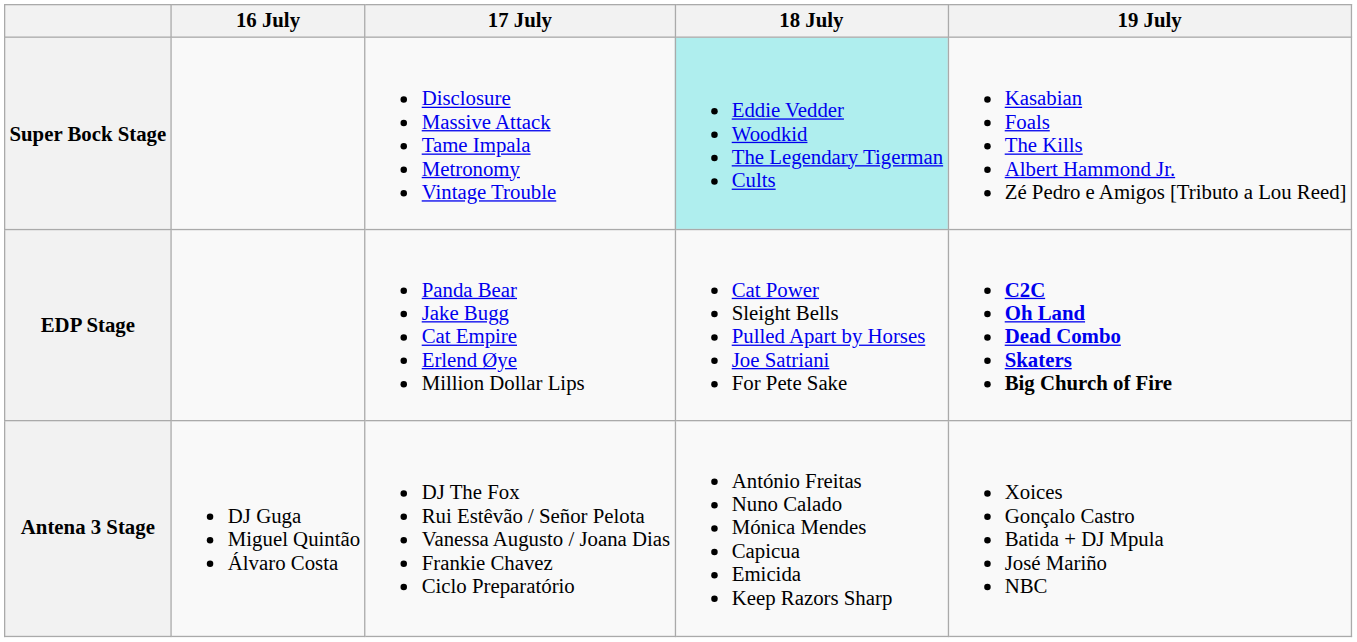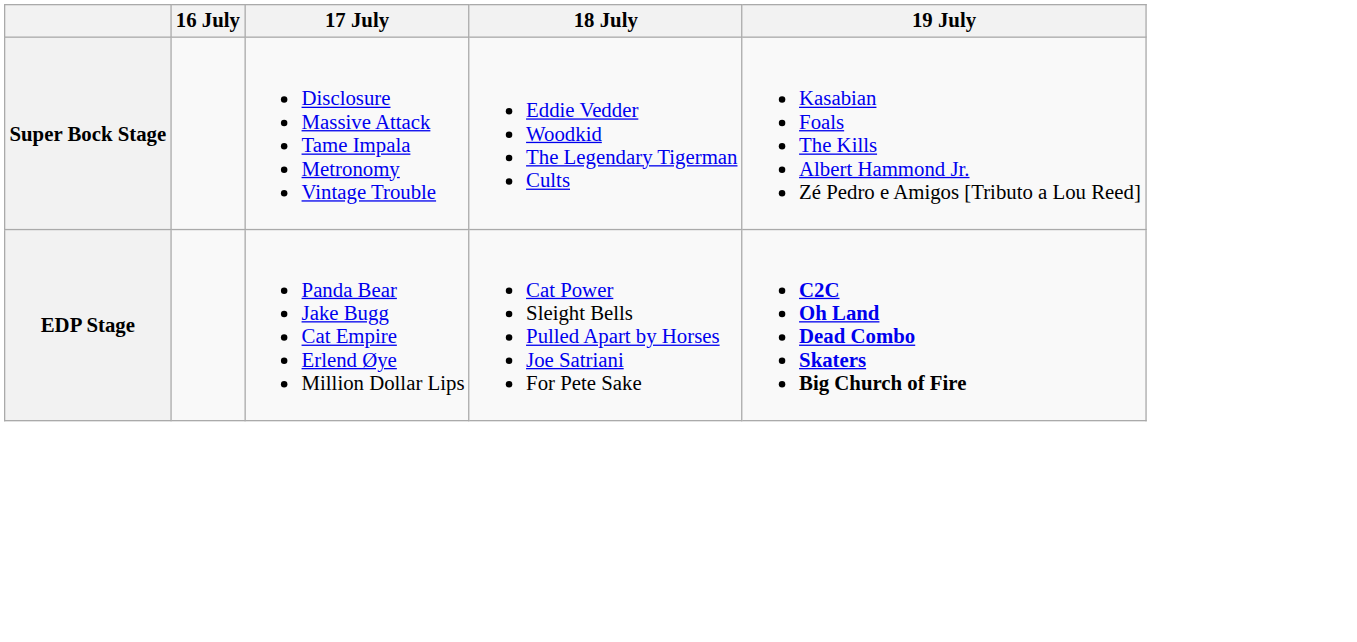(811, 145) paleturquoise background -> (606, 145) no background
- row: (88, 528)
